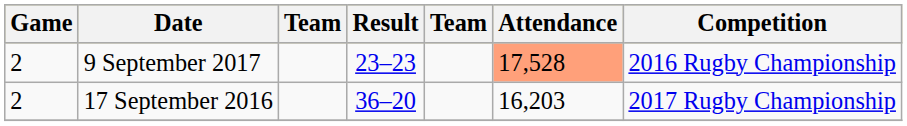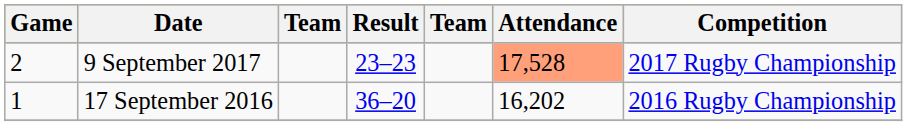(762, 62) 2016 Rugby Championship -> (762, 62) 2017 Rugby Championship
(16, 100) 2 -> (16, 100) 1
(532, 100) 16,203 -> (532, 100) 16,202
(762, 100) 2017 Rugby Championship -> (762, 100) 2016 Rugby Championship
